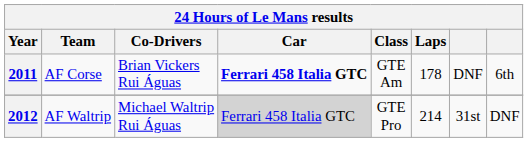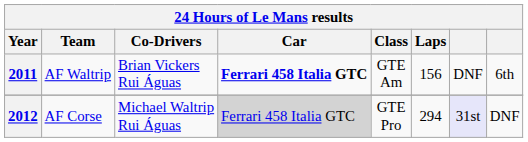(73, 74) AF Corse -> (78, 74) AF Waltrip
(431, 74) 178 -> (431, 74) 156
(78, 116) AF Waltrip -> (73, 116) AF Corse
(431, 116) 214 -> (431, 116) 294
(468, 116) no background -> (468, 116) lavender background
